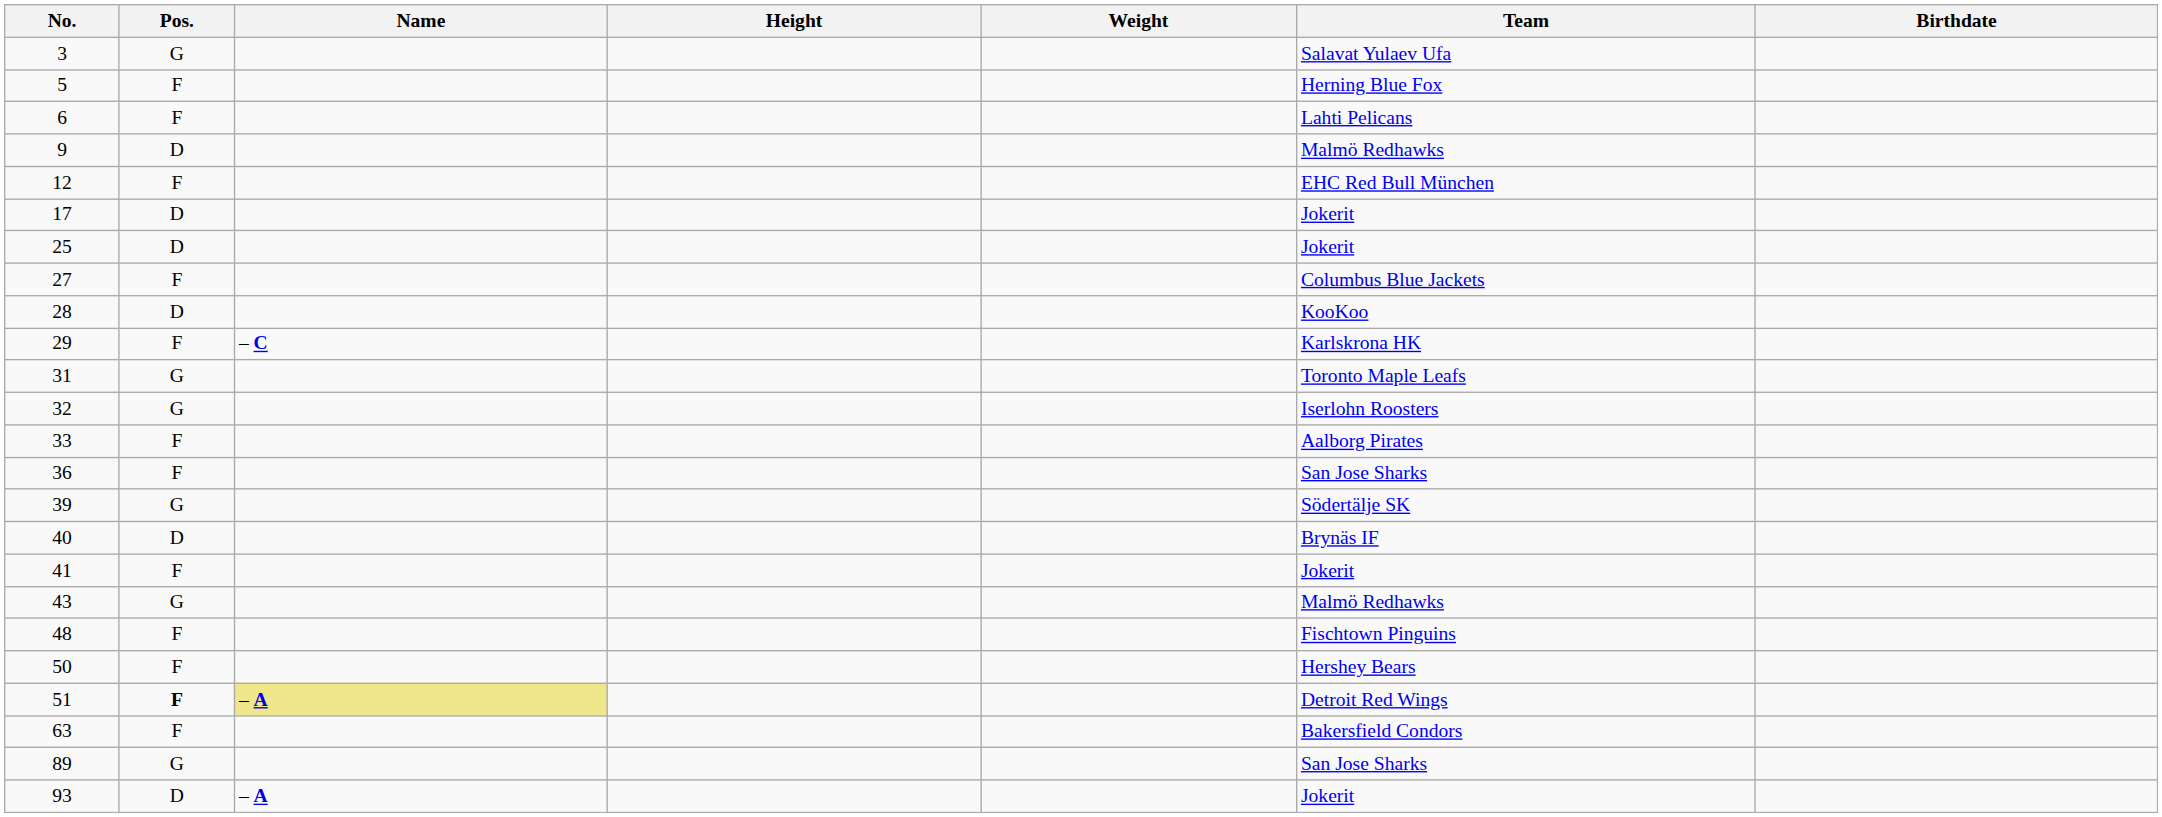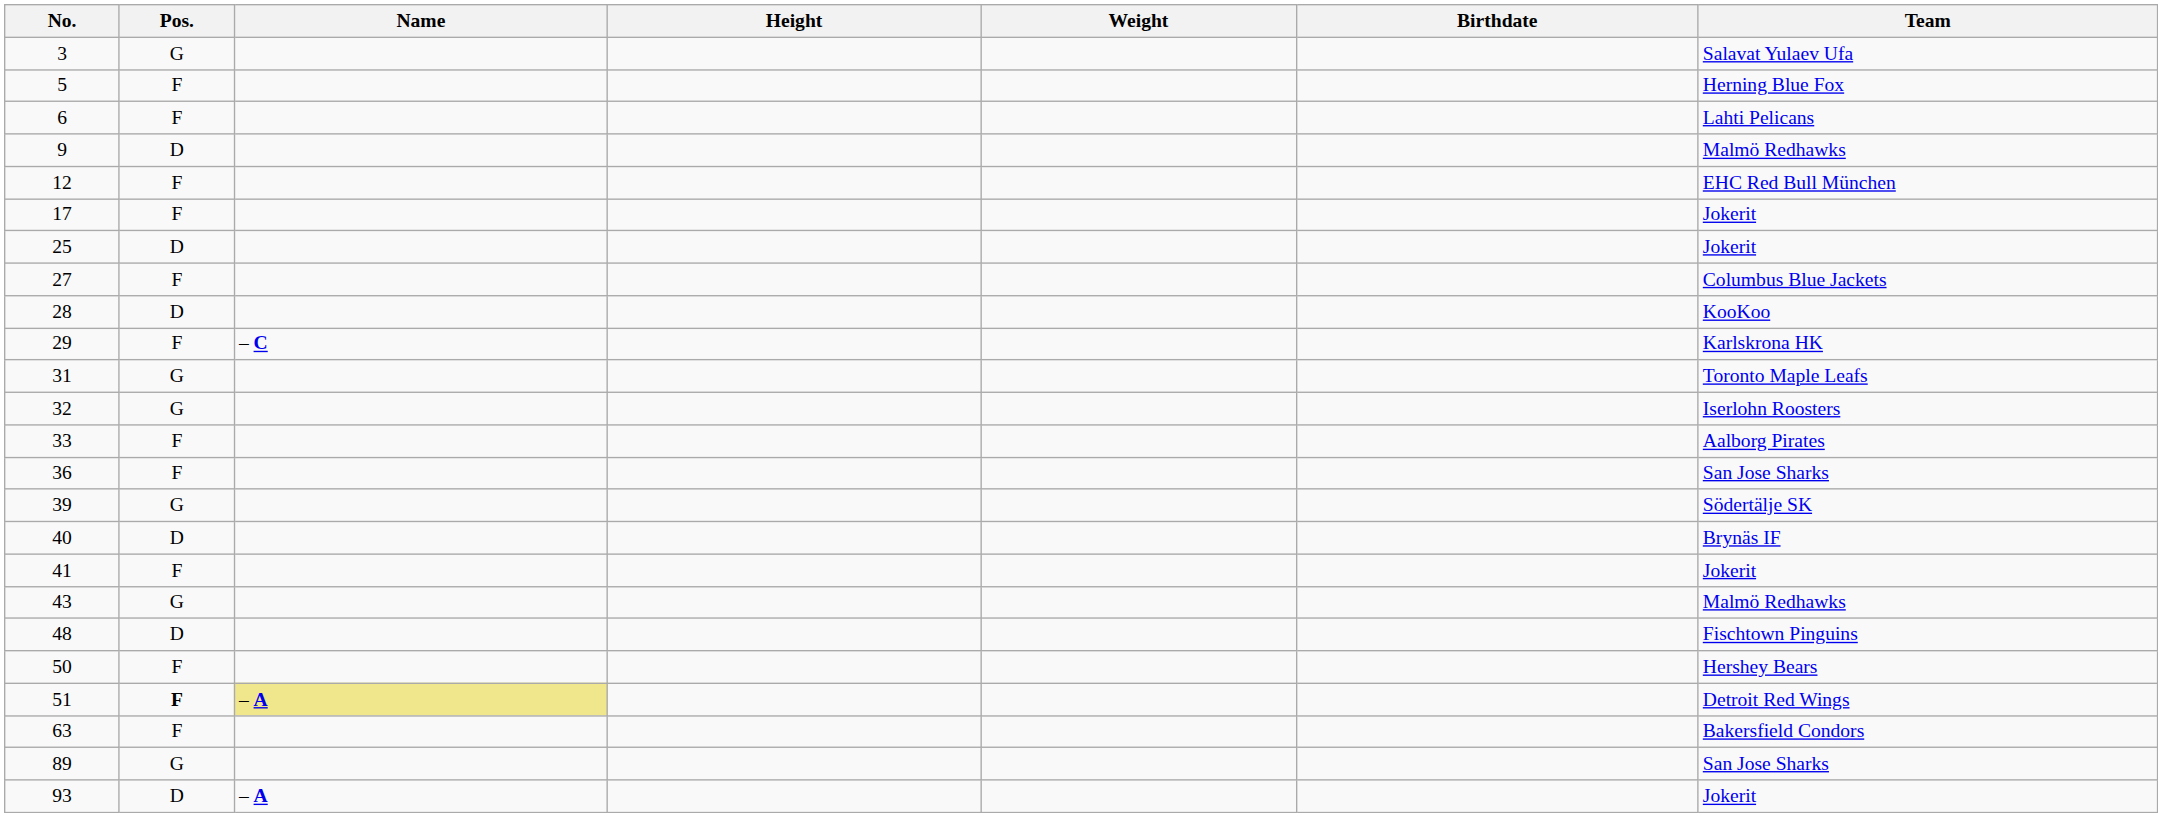columns swapped: (1957, 21) <-> (1526, 21)
(177, 214) D -> (177, 214) F
(177, 634) F -> (177, 634) D
